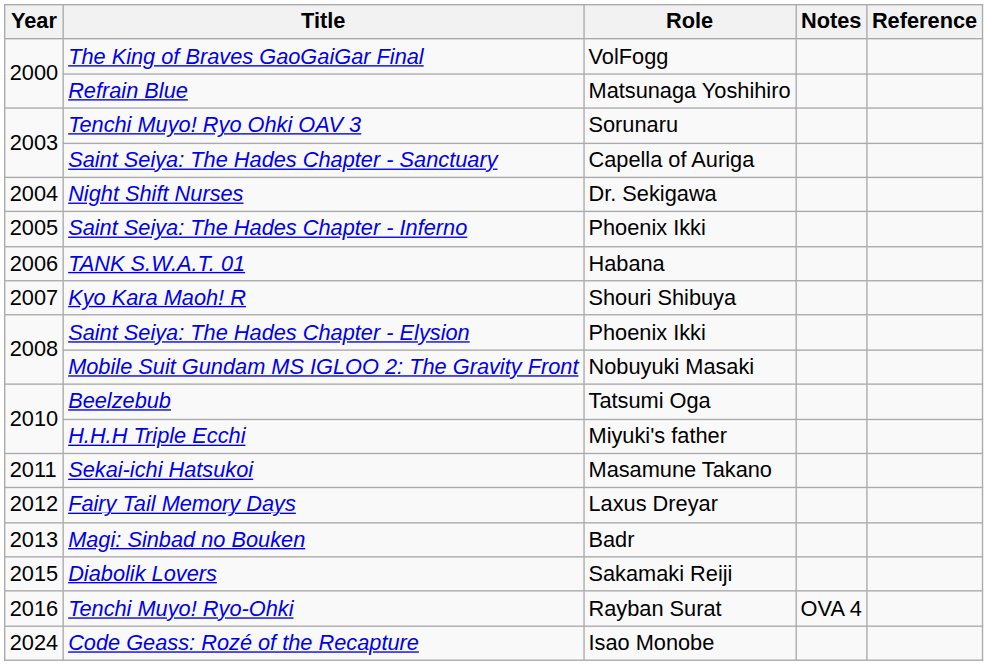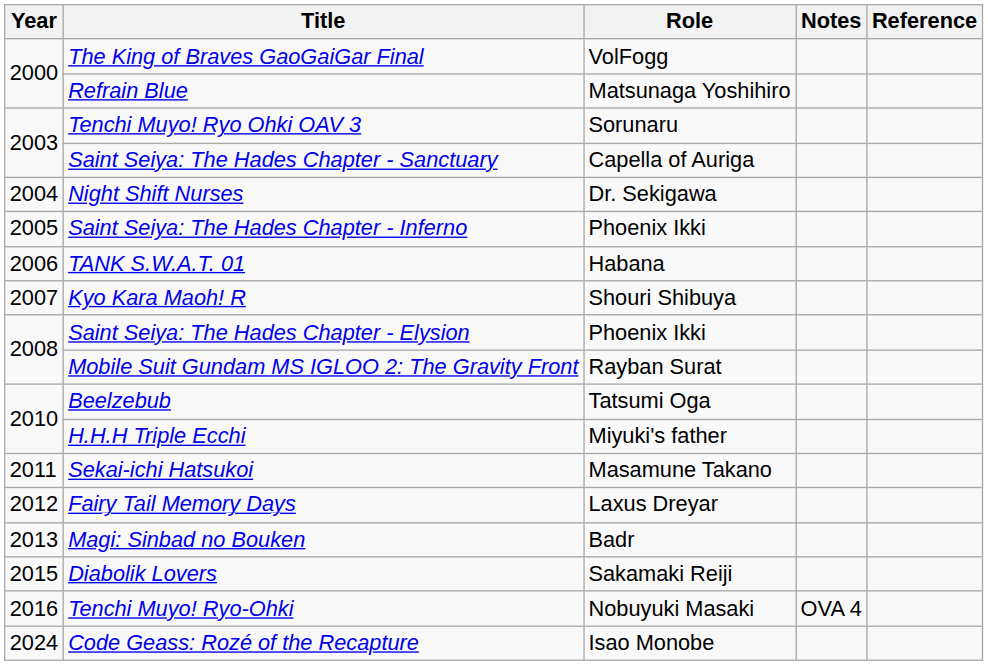(671, 366) Nobuyuki Masaki -> (655, 366) Rayban Surat
(655, 608) Rayban Surat -> (671, 608) Nobuyuki Masaki
